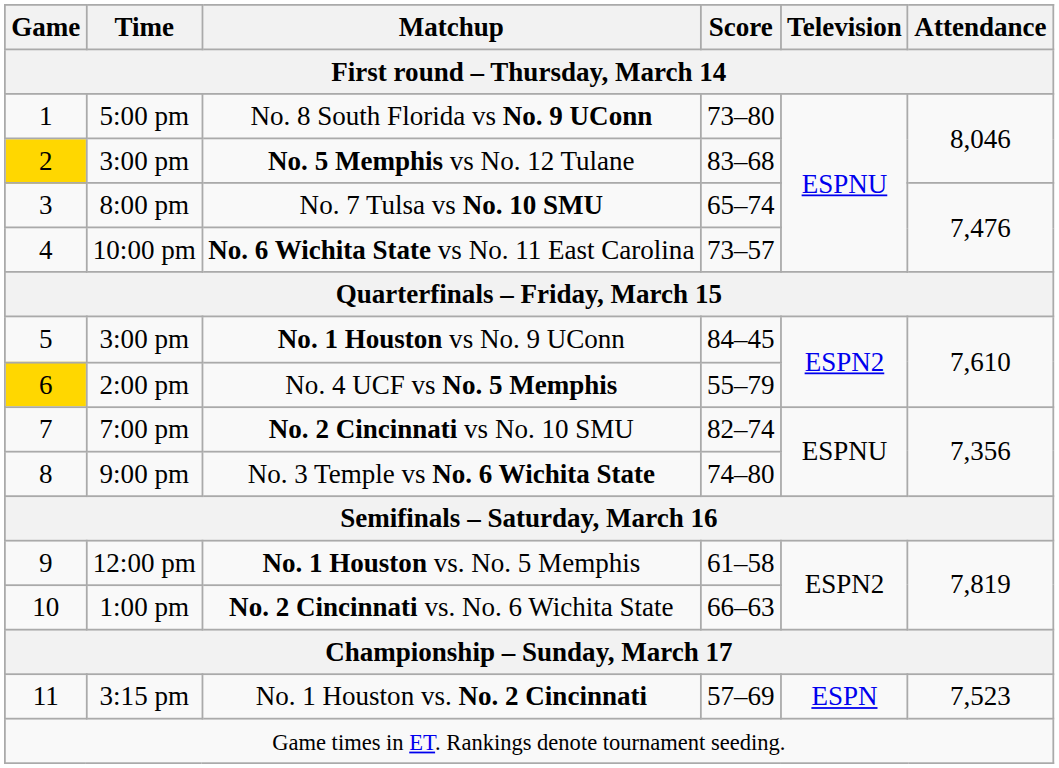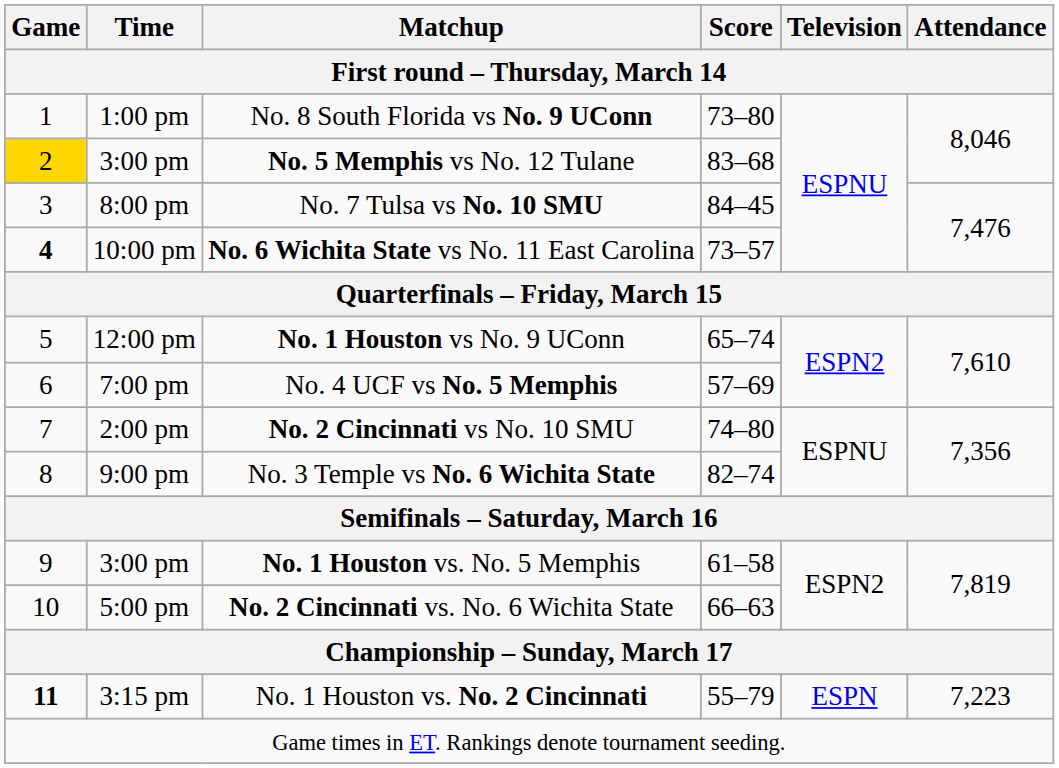(144, 116) 5:00 pm -> (144, 116) 1:00 pm
(741, 205) 65–74 -> (741, 205) 84–45
(46, 250) normal -> (46, 250) bold
(144, 339) 3:00 pm -> (144, 339) 12:00 pm
(741, 339) 84–45 -> (741, 339) 65–74
(46, 383) gold background -> (46, 383) no background
(144, 383) 2:00 pm -> (144, 383) 7:00 pm
(741, 383) 55–79 -> (741, 383) 57–69
(144, 428) 7:00 pm -> (144, 428) 2:00 pm
(741, 428) 82–74 -> (741, 428) 74–80
(741, 473) 74–80 -> (741, 473) 82–74
(144, 562) 12:00 pm -> (144, 562) 3:00 pm
(144, 606) 1:00 pm -> (144, 606) 5:00 pm
(46, 696) normal -> (46, 696) bold
(741, 696) 57–69 -> (741, 696) 55–79
(980, 696) 7,523 -> (980, 696) 7,223
